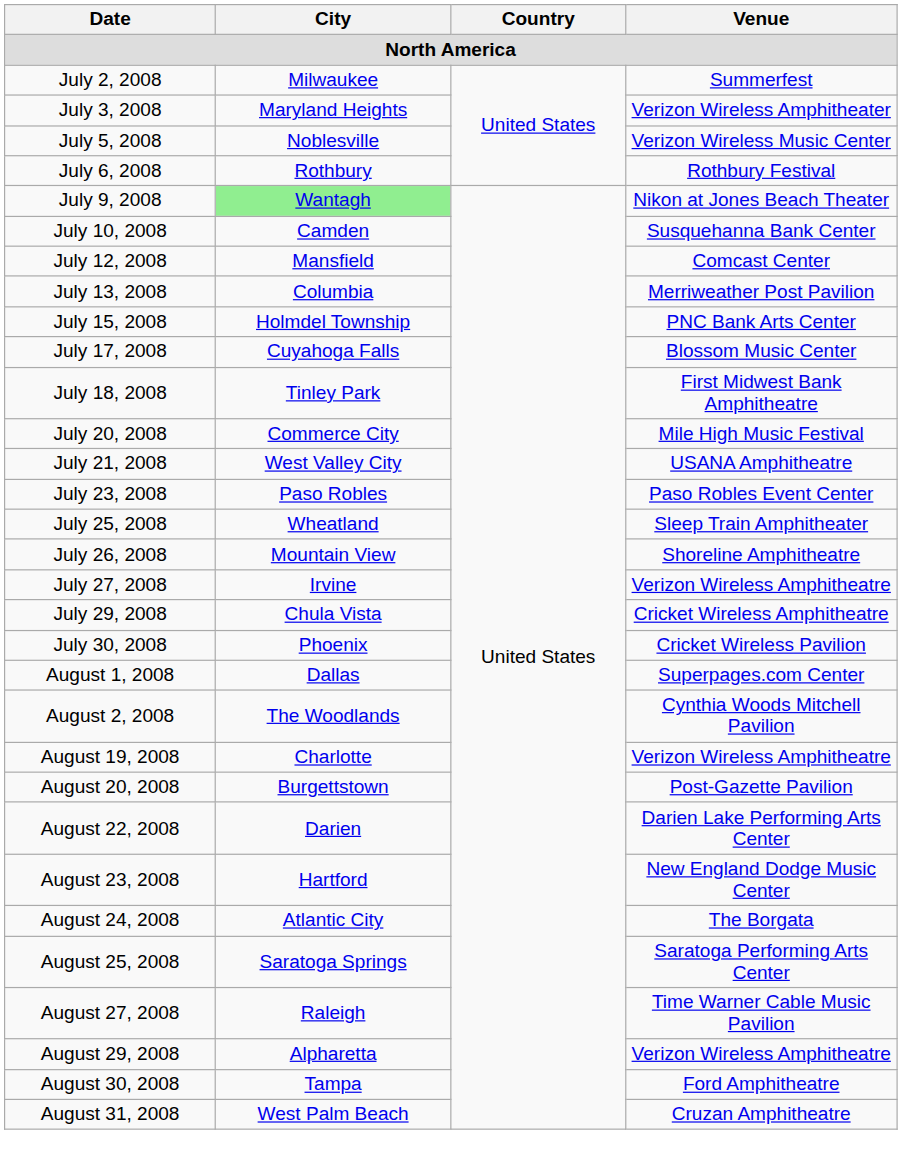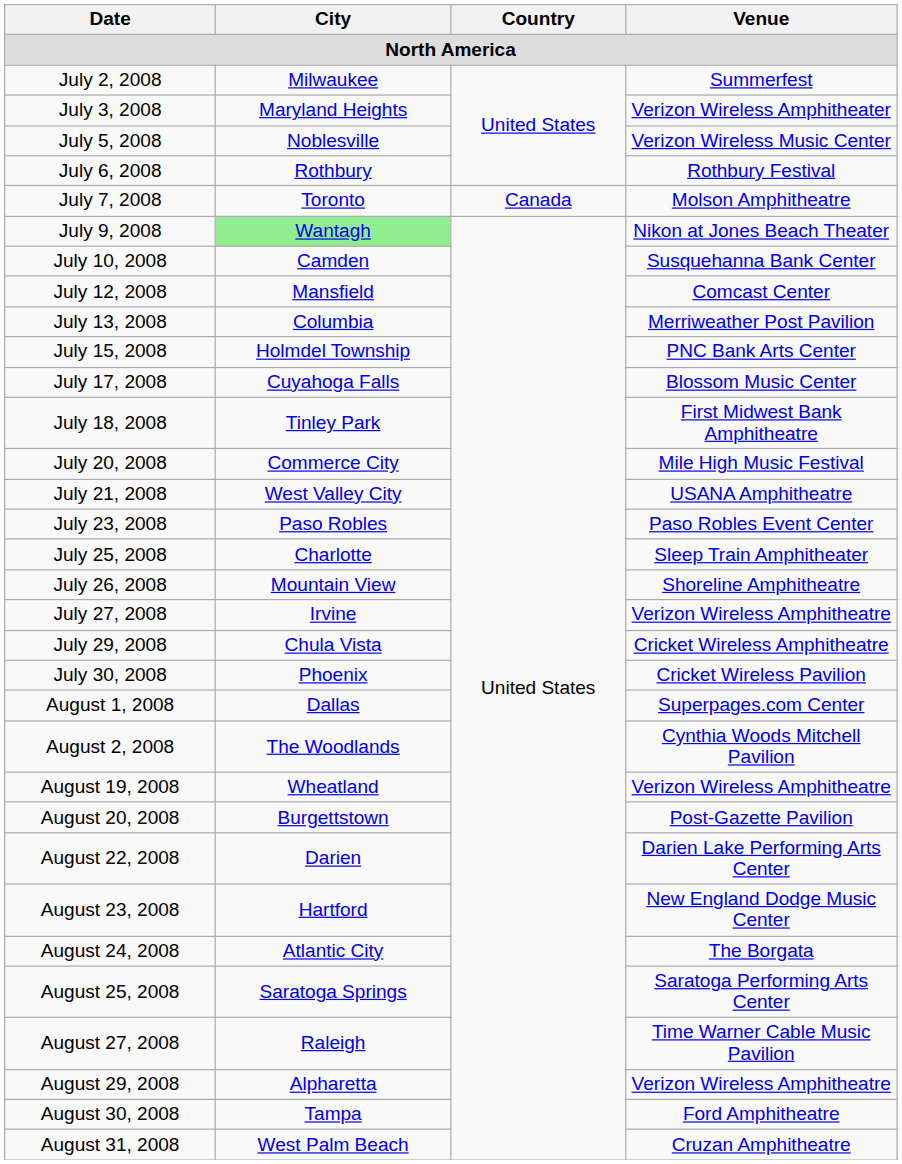+ row: (110, 200)
(333, 524) Wheatland -> (333, 554) Charlotte
(333, 756) Charlotte -> (333, 787) Wheatland
